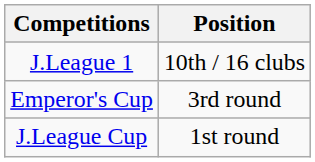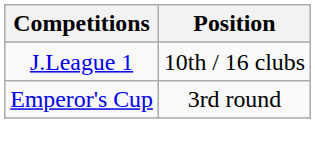- row: (82, 136)
